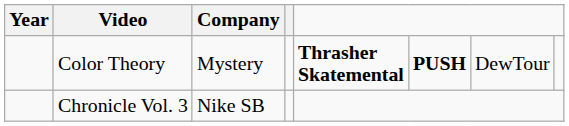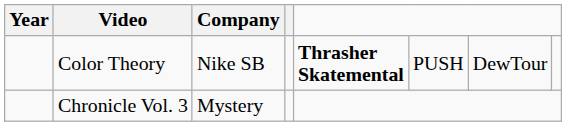(230, 62) Mystery -> (231, 62) Nike SB
(439, 62) bold -> (438, 62) normal
(231, 105) Nike SB -> (230, 105) Mystery
